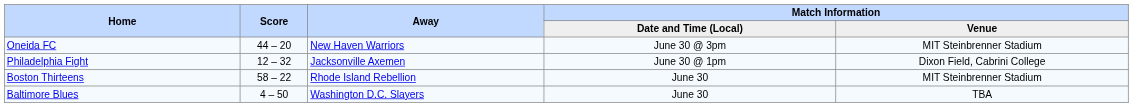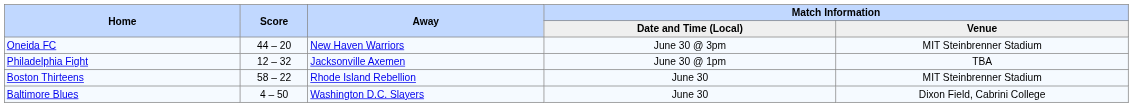(982, 62) Dixon Field, Cabrini College -> (982, 62) TBA
(982, 94) TBA -> (982, 94) Dixon Field, Cabrini College
